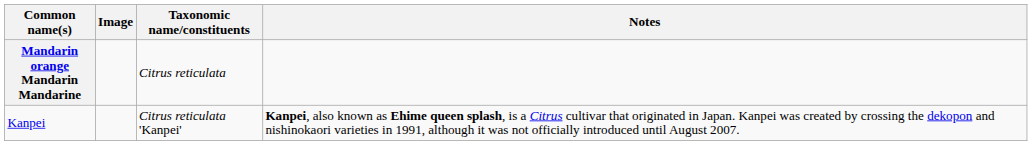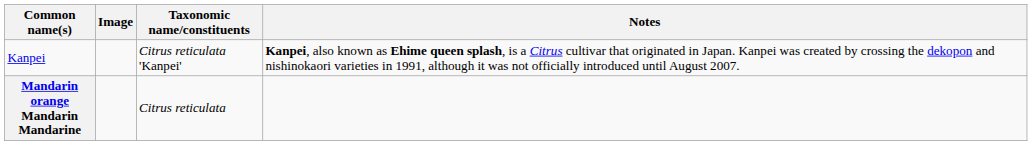rows swapped: (50, 72) <-> (26, 122)
